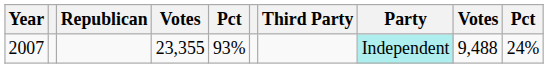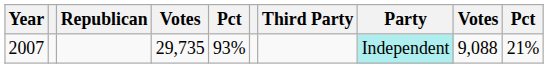(180, 48) 23,355 -> (180, 48) 29,735
(478, 48) 9,488 -> (478, 48) 9,088
(523, 48) 24% -> (523, 48) 21%
